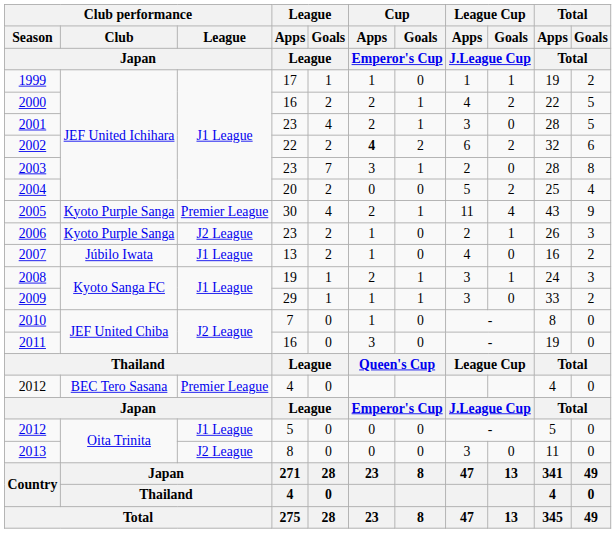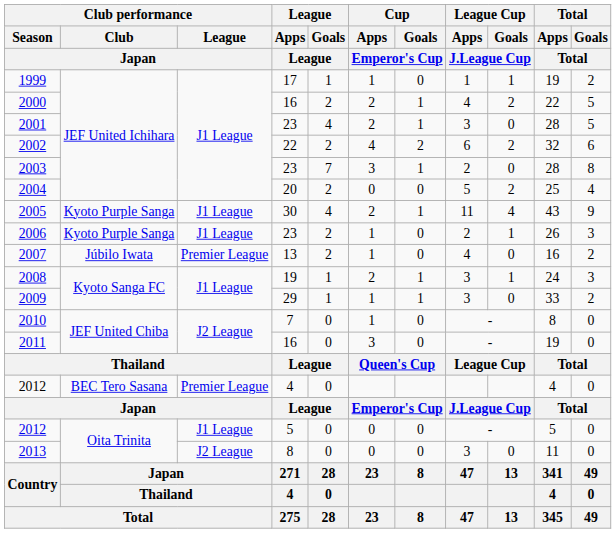(372, 146) bold -> (372, 146) normal
(225, 211) Premier League -> (225, 211) J1 League
(225, 233) J2 League -> (225, 233) J1 League
(225, 255) J1 League -> (225, 255) Premier League
